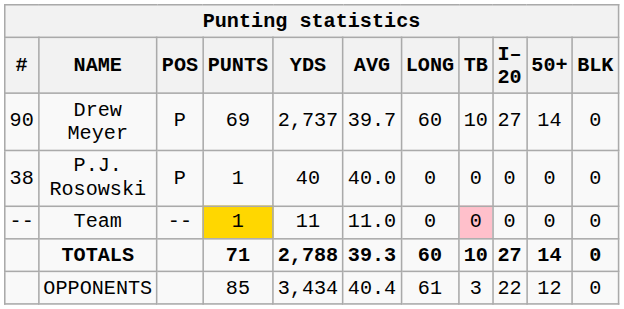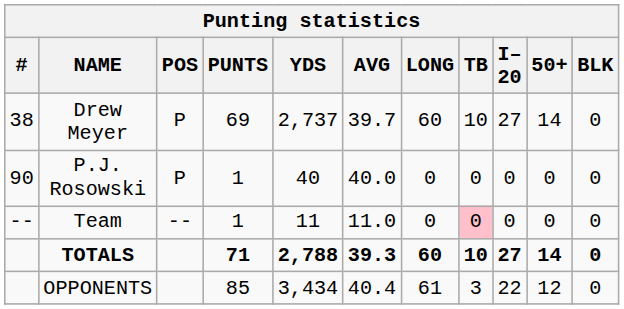(22, 122) 90 -> (22, 122) 38
(22, 178) 38 -> (22, 178) 90
(238, 222) gold background -> (238, 222) no background
